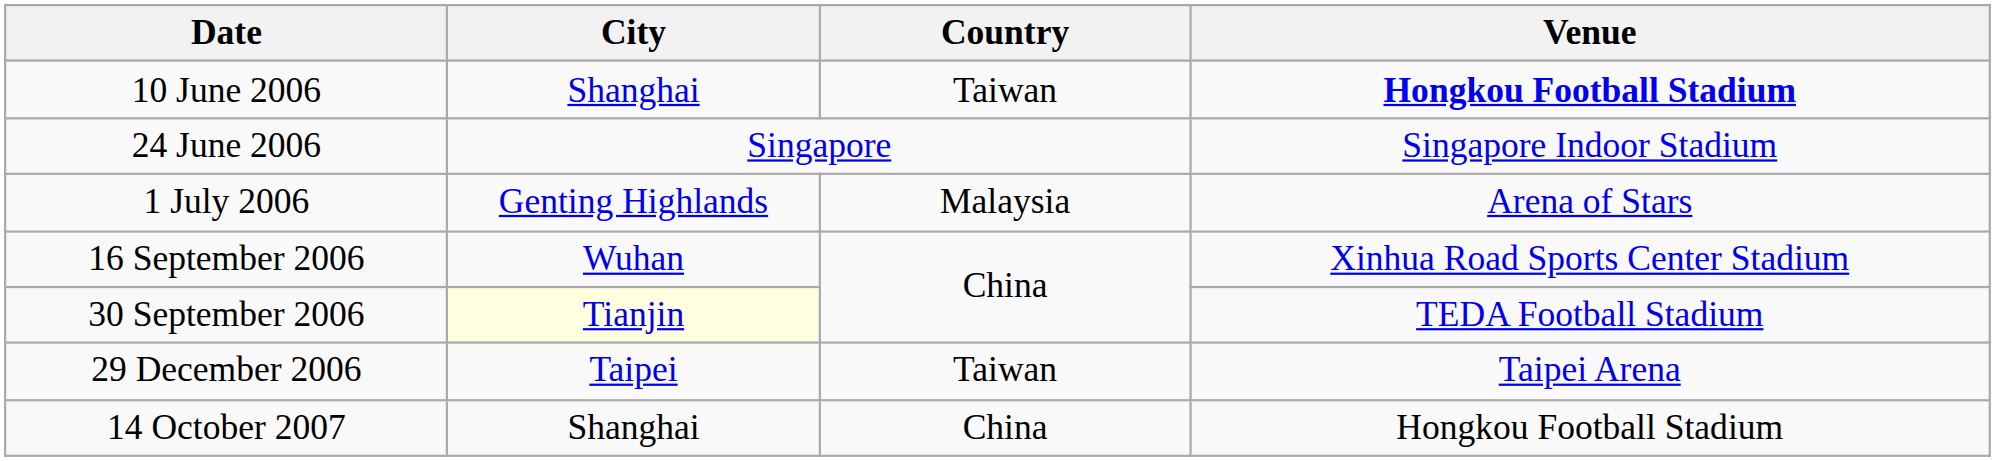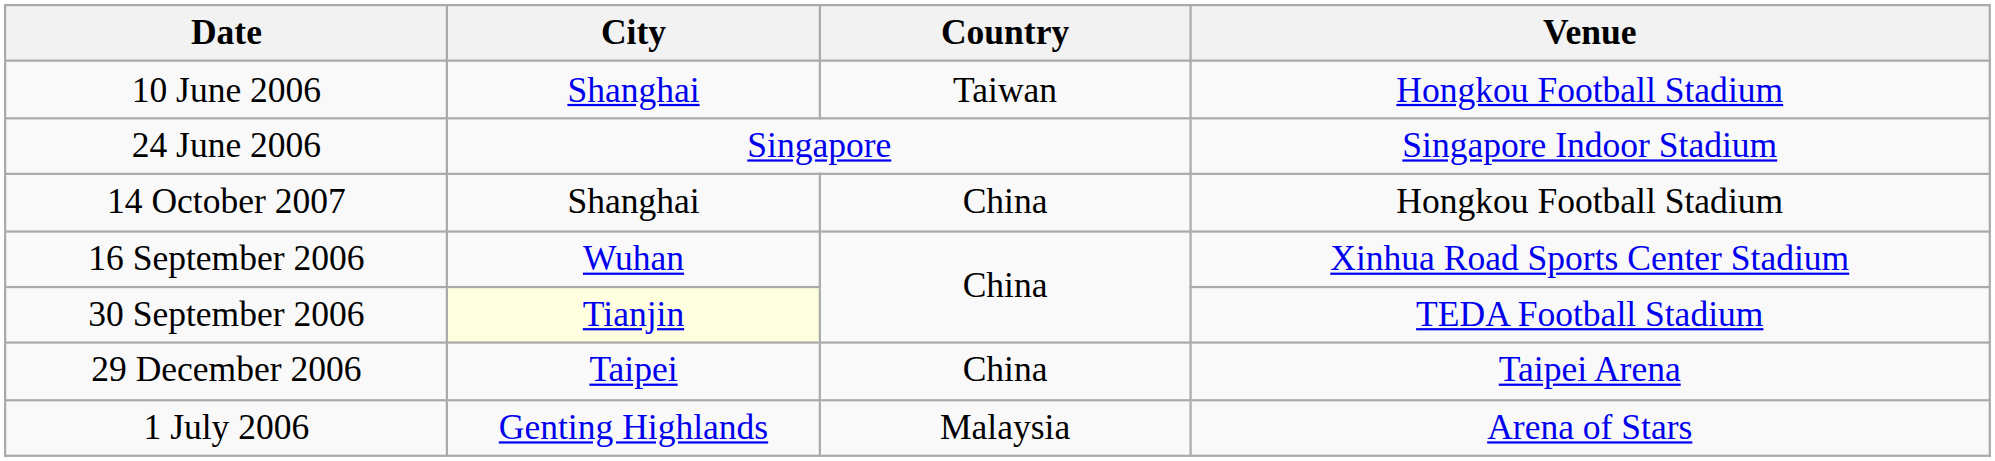(1590, 88) bold -> (1590, 88) normal
rows swapped: (226, 201) <-> (226, 426)
(1005, 370) Taiwan -> (1005, 370) China
